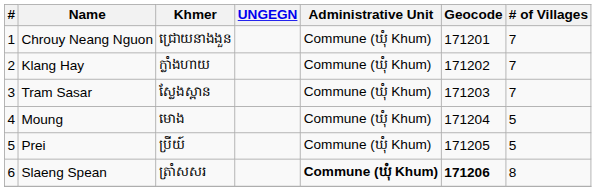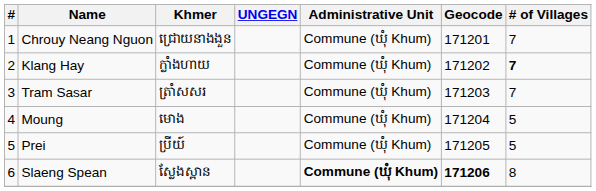(513, 66) normal -> (513, 66) bold
(185, 91) ស្លែងស្ពាន -> (183, 91) ត្រាំសសរ
(183, 171) ត្រាំសសរ -> (185, 171) ស្លែងស្ពាន
